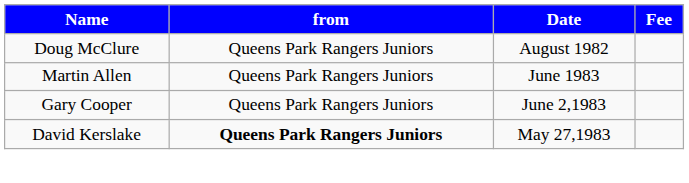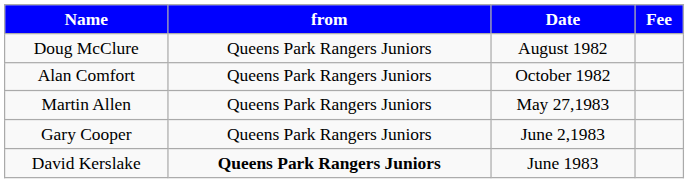+ row: (86, 76)
(564, 76) June 1983 -> (563, 105) May 27,1983
(564, 134) May 27,1983 -> (563, 162) June 1983
